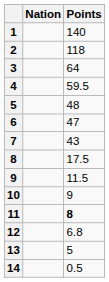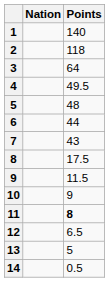(78, 87) 59.5 -> (78, 87) 49.5
(73, 123) 47 -> (73, 123) 44
(75, 232) 6.8 -> (75, 232) 6.5
